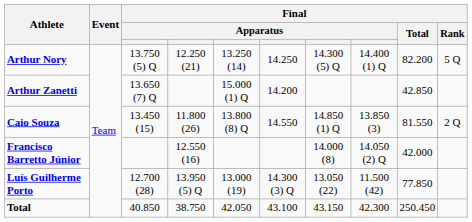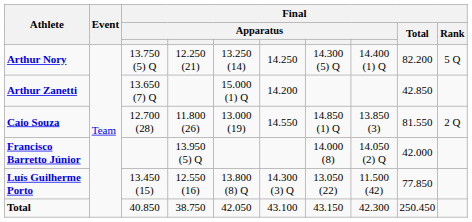(145, 122) 13.450 (15) -> (145, 122) 12.700 (28)
(236, 122) 13.800 (8) Q -> (236, 122) 13.000 (19)
(191, 153) 12.550 (16) -> (191, 153) 13.950 (5) Q
(145, 184) 12.700 (28) -> (145, 184) 13.450 (15)
(191, 184) 13.950 (5) Q -> (191, 184) 12.550 (16)
(236, 184) 13.000 (19) -> (236, 184) 13.800 (8) Q
